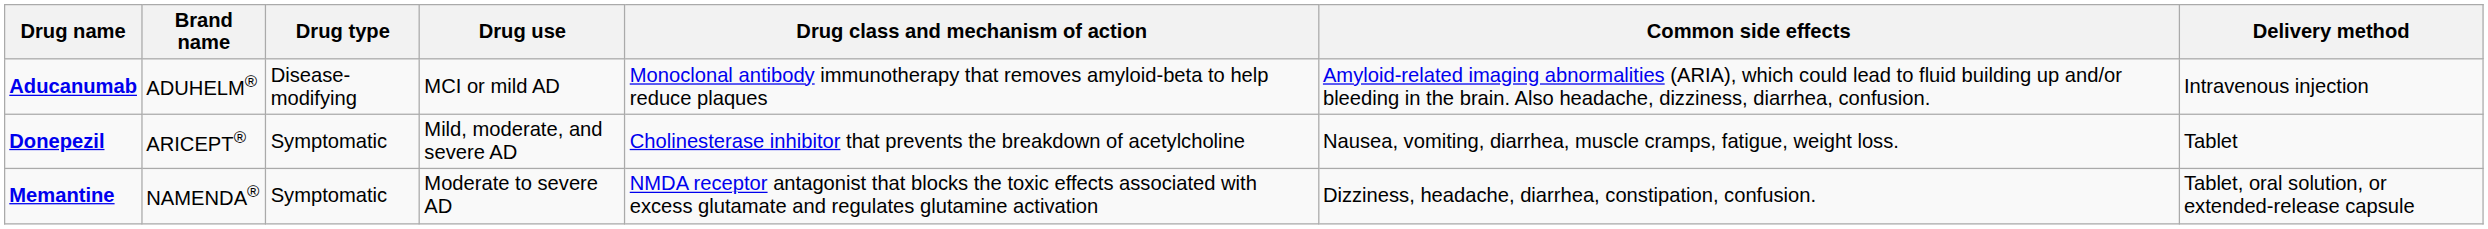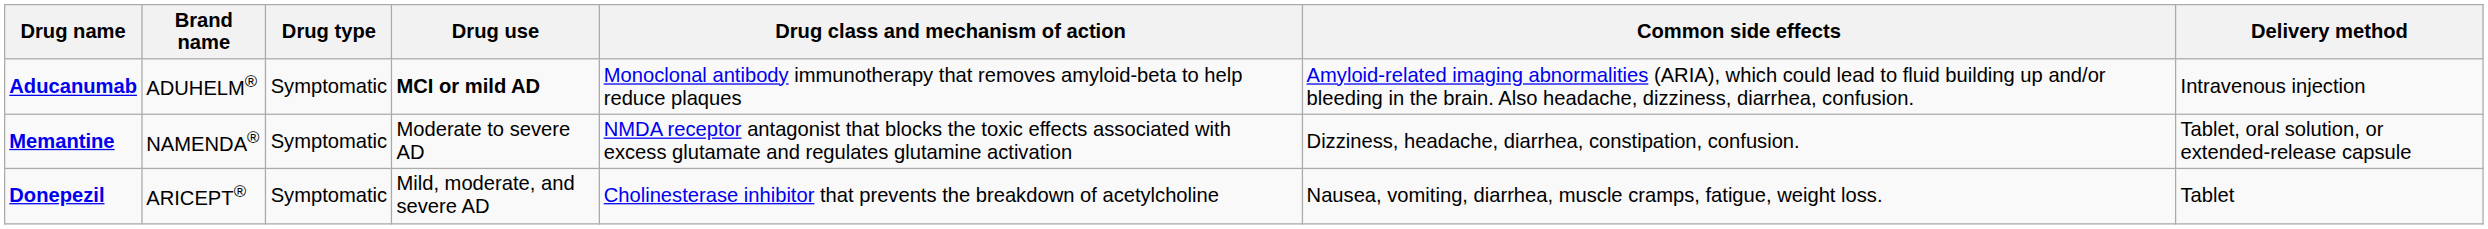(314, 86) Disease-modifying -> (329, 86) Symptomatic
(492, 86) normal -> (468, 86) bold
rows swapped: (57, 141) <-> (62, 195)
